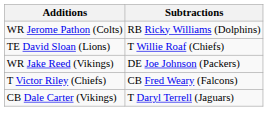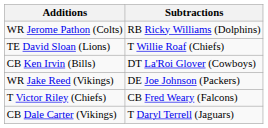+ row: (51, 64)
